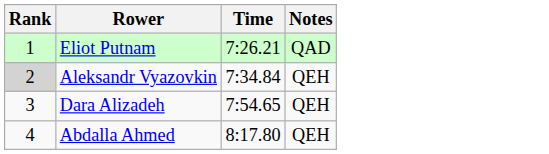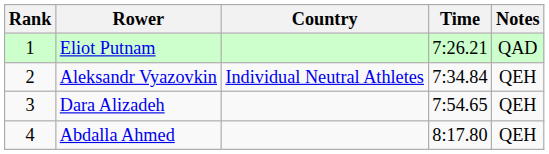+ column: (325, 18)
(30, 76) lightgrey background -> (30, 76) no background
